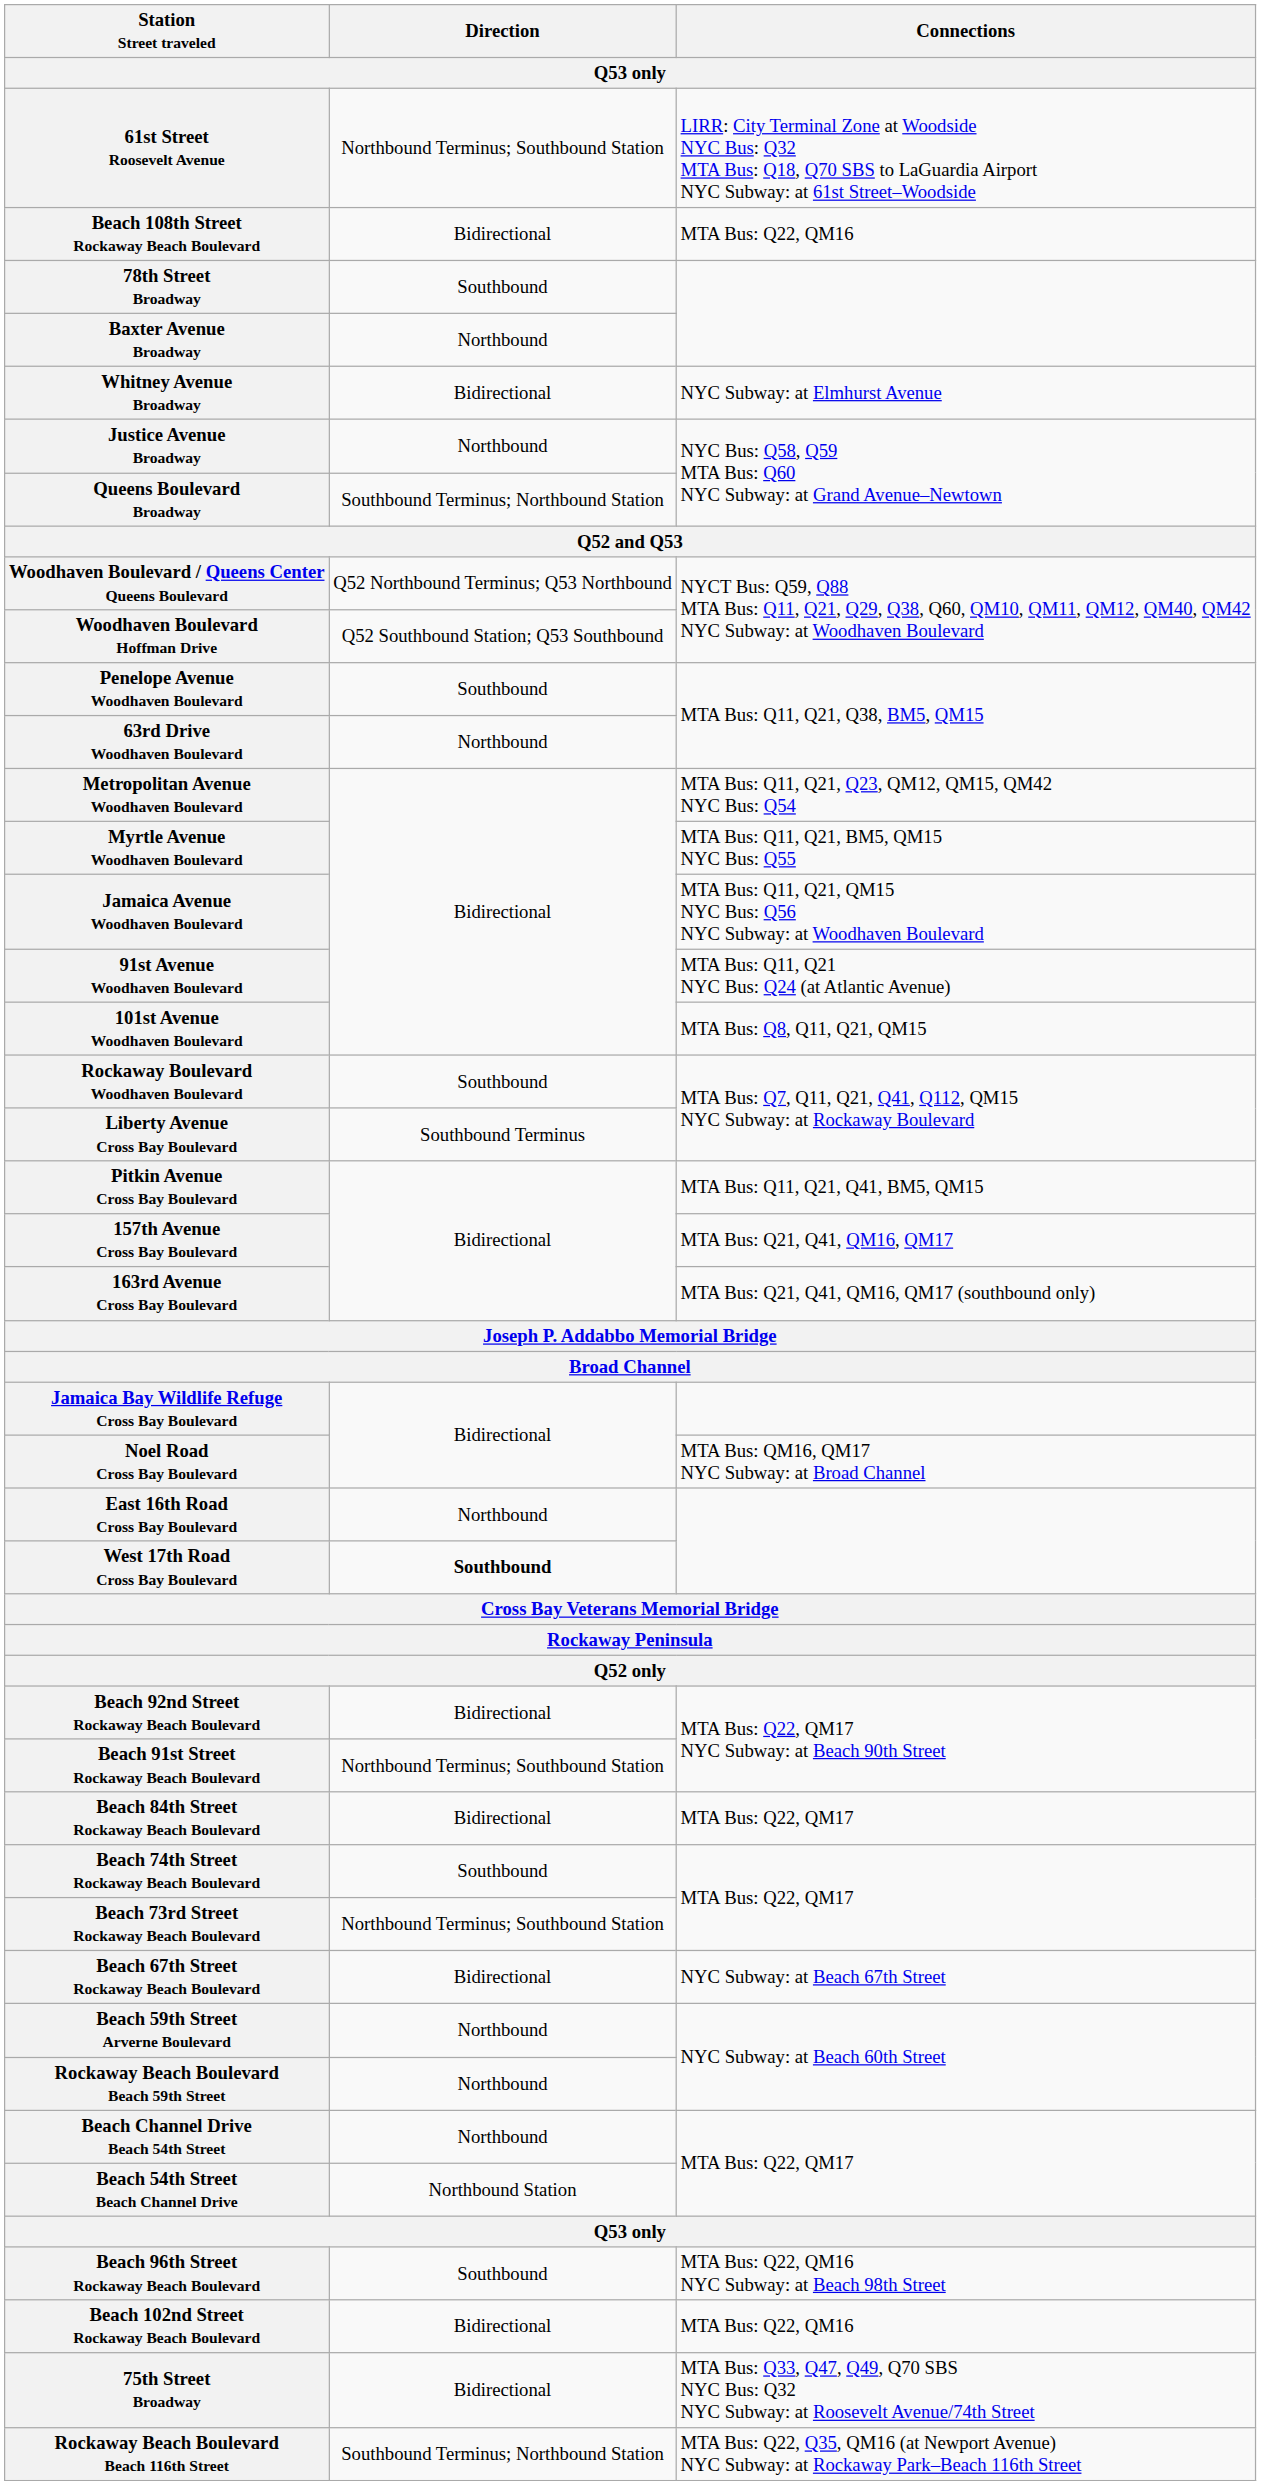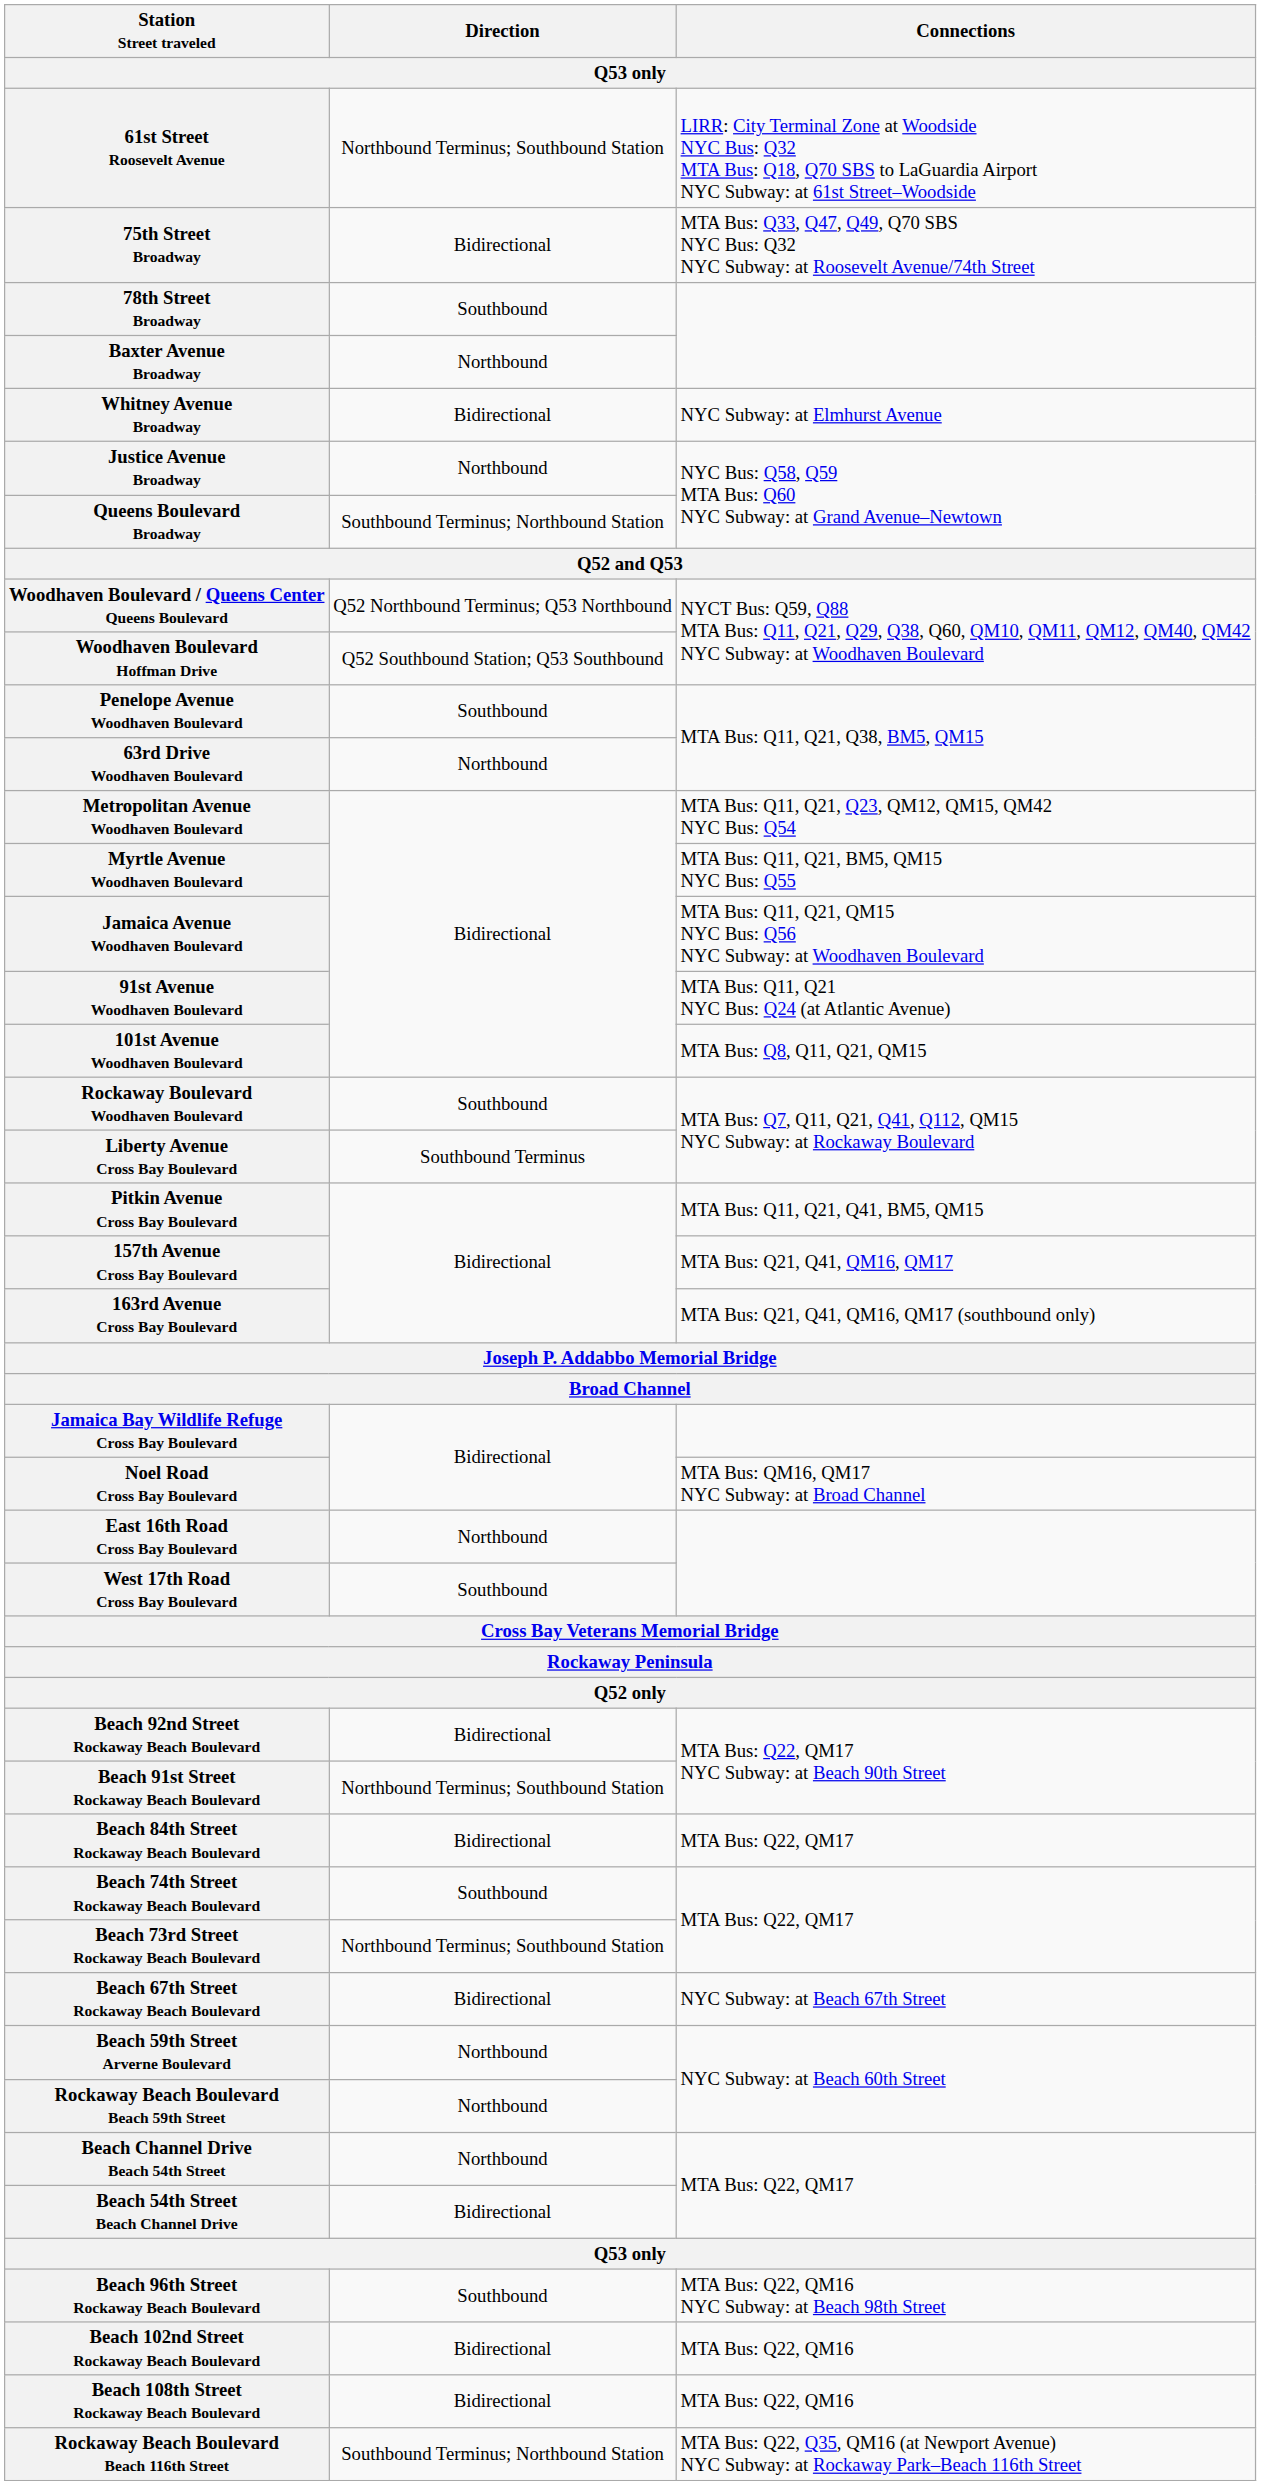rows swapped: (167, 2390) <-> (167, 234)
(503, 1567) bold -> (503, 1589) normal
(503, 2189) Northbound Station -> (503, 2211) Bidirectional
